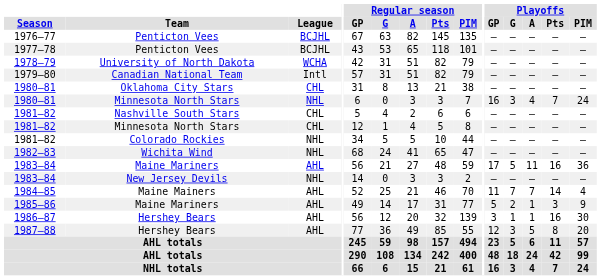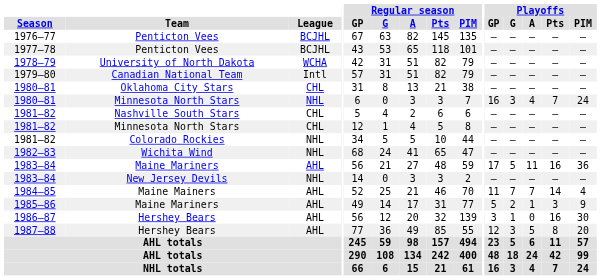(532, 217) 1 -> (532, 217) 0
